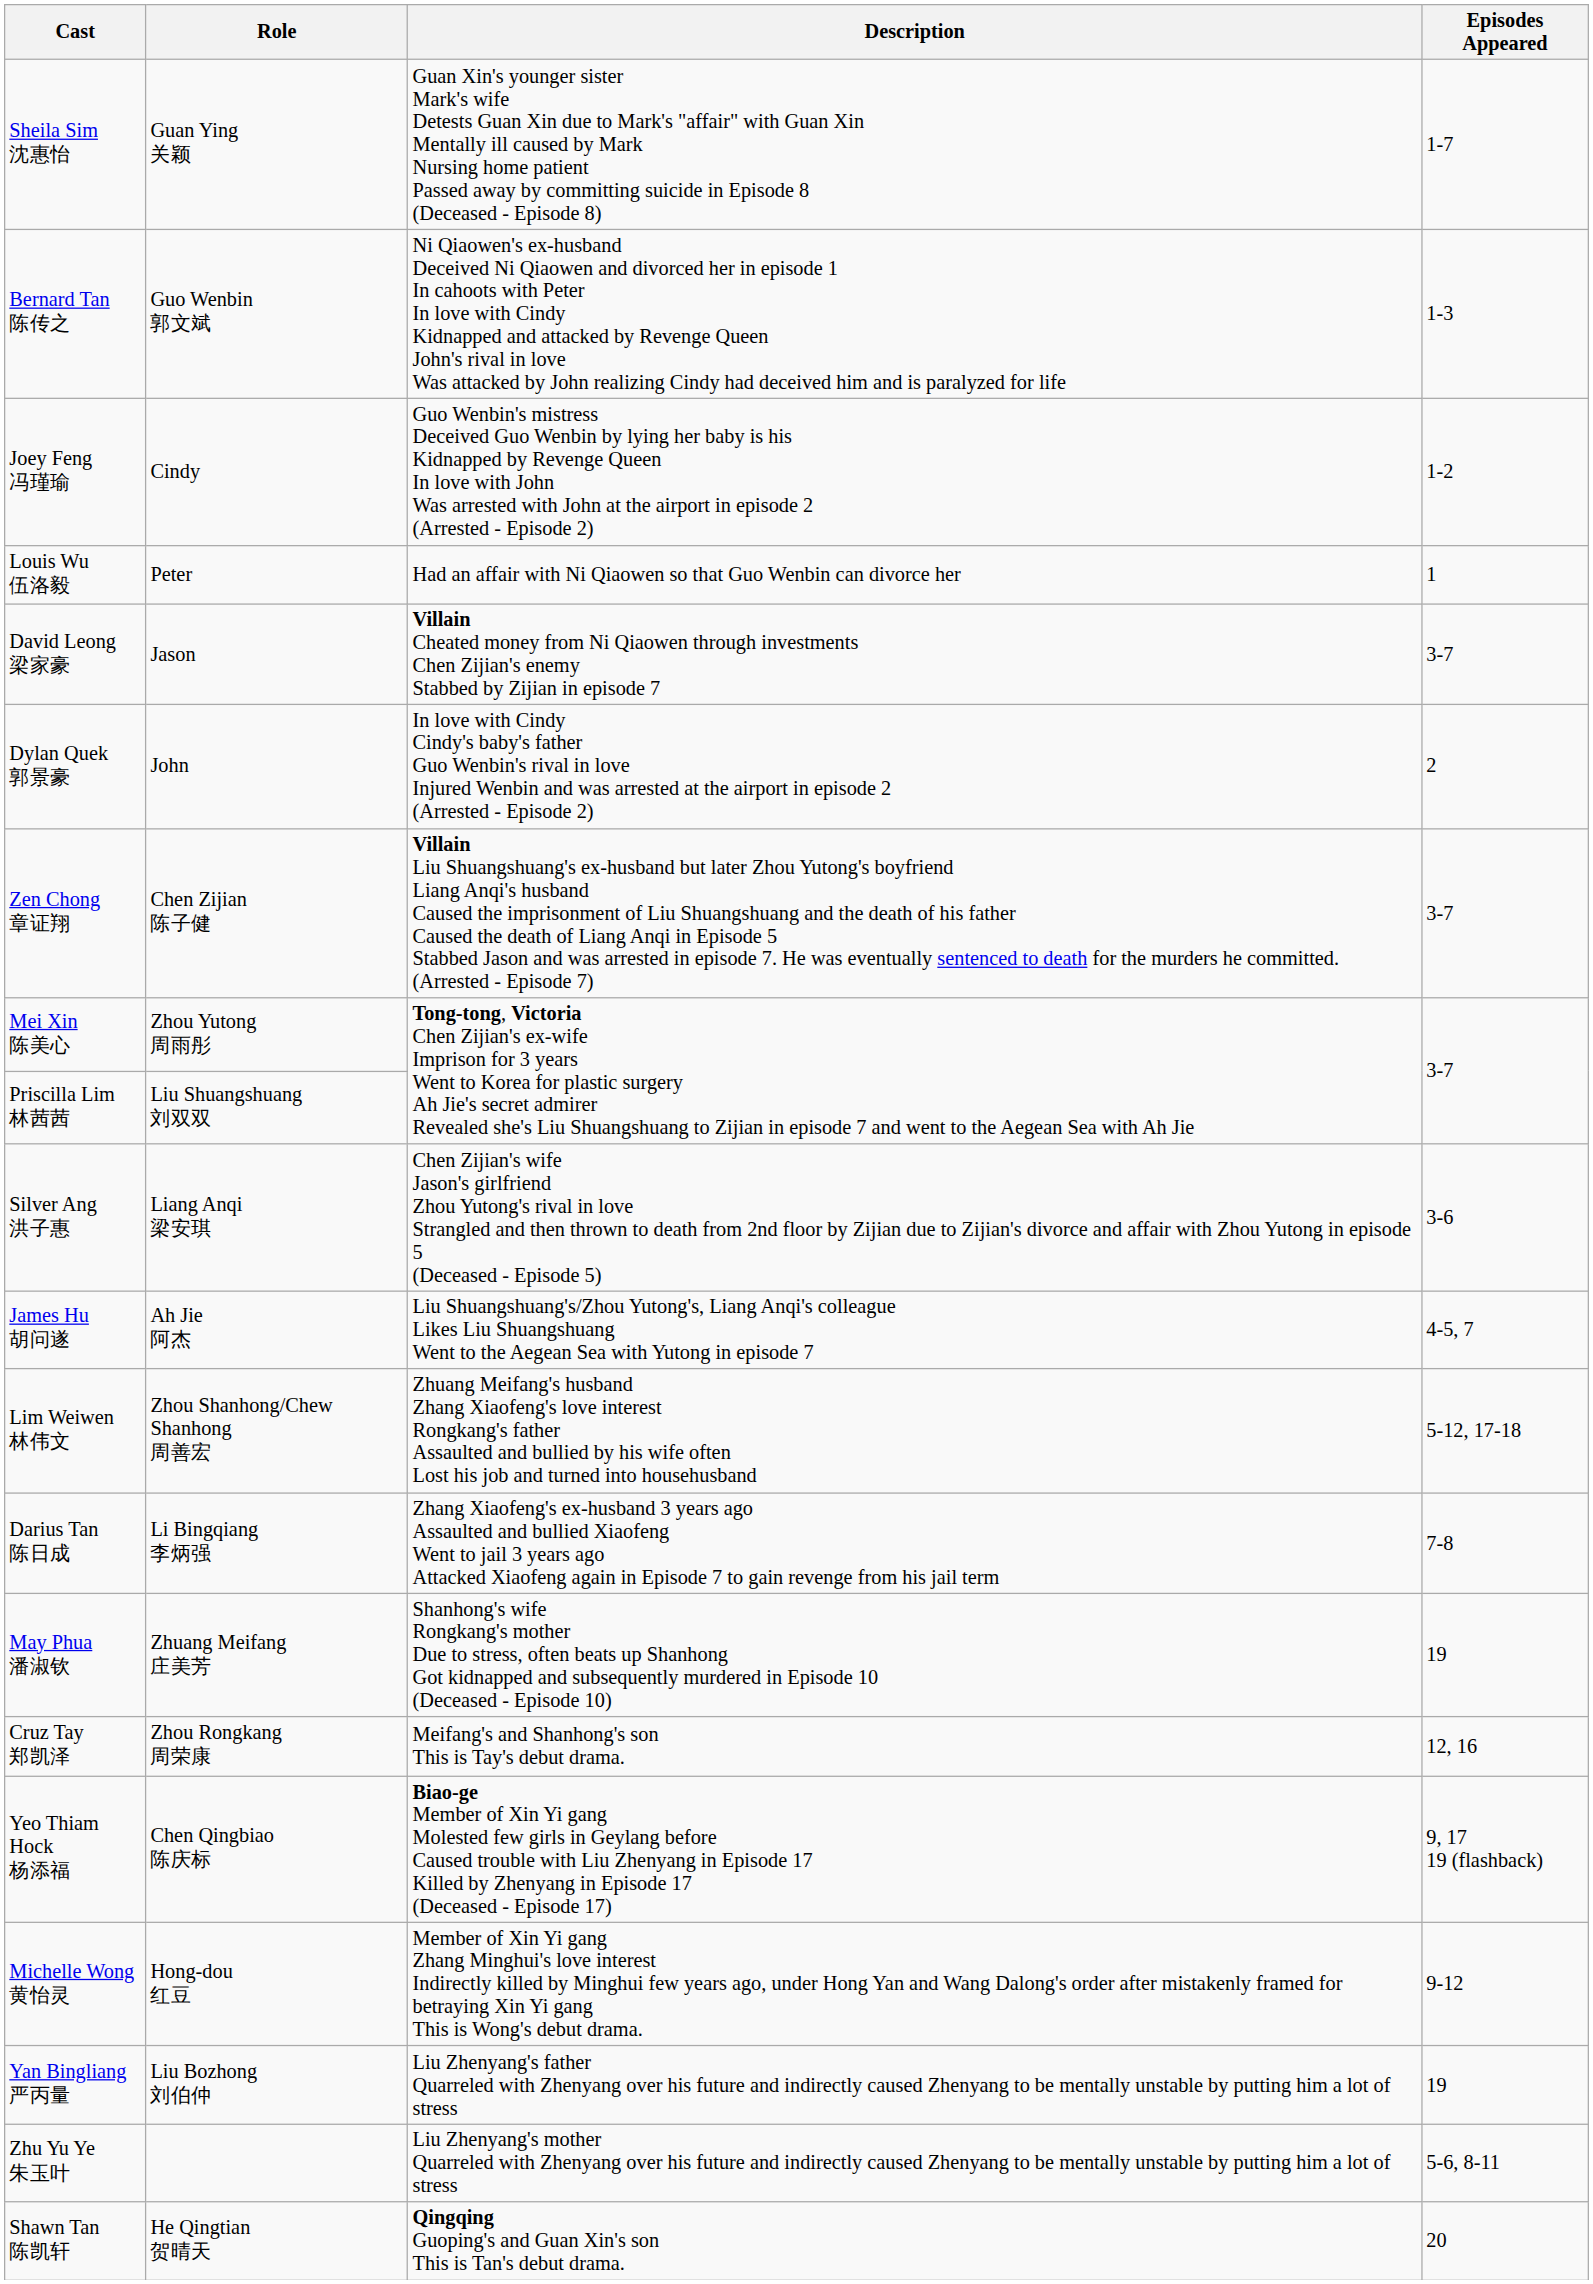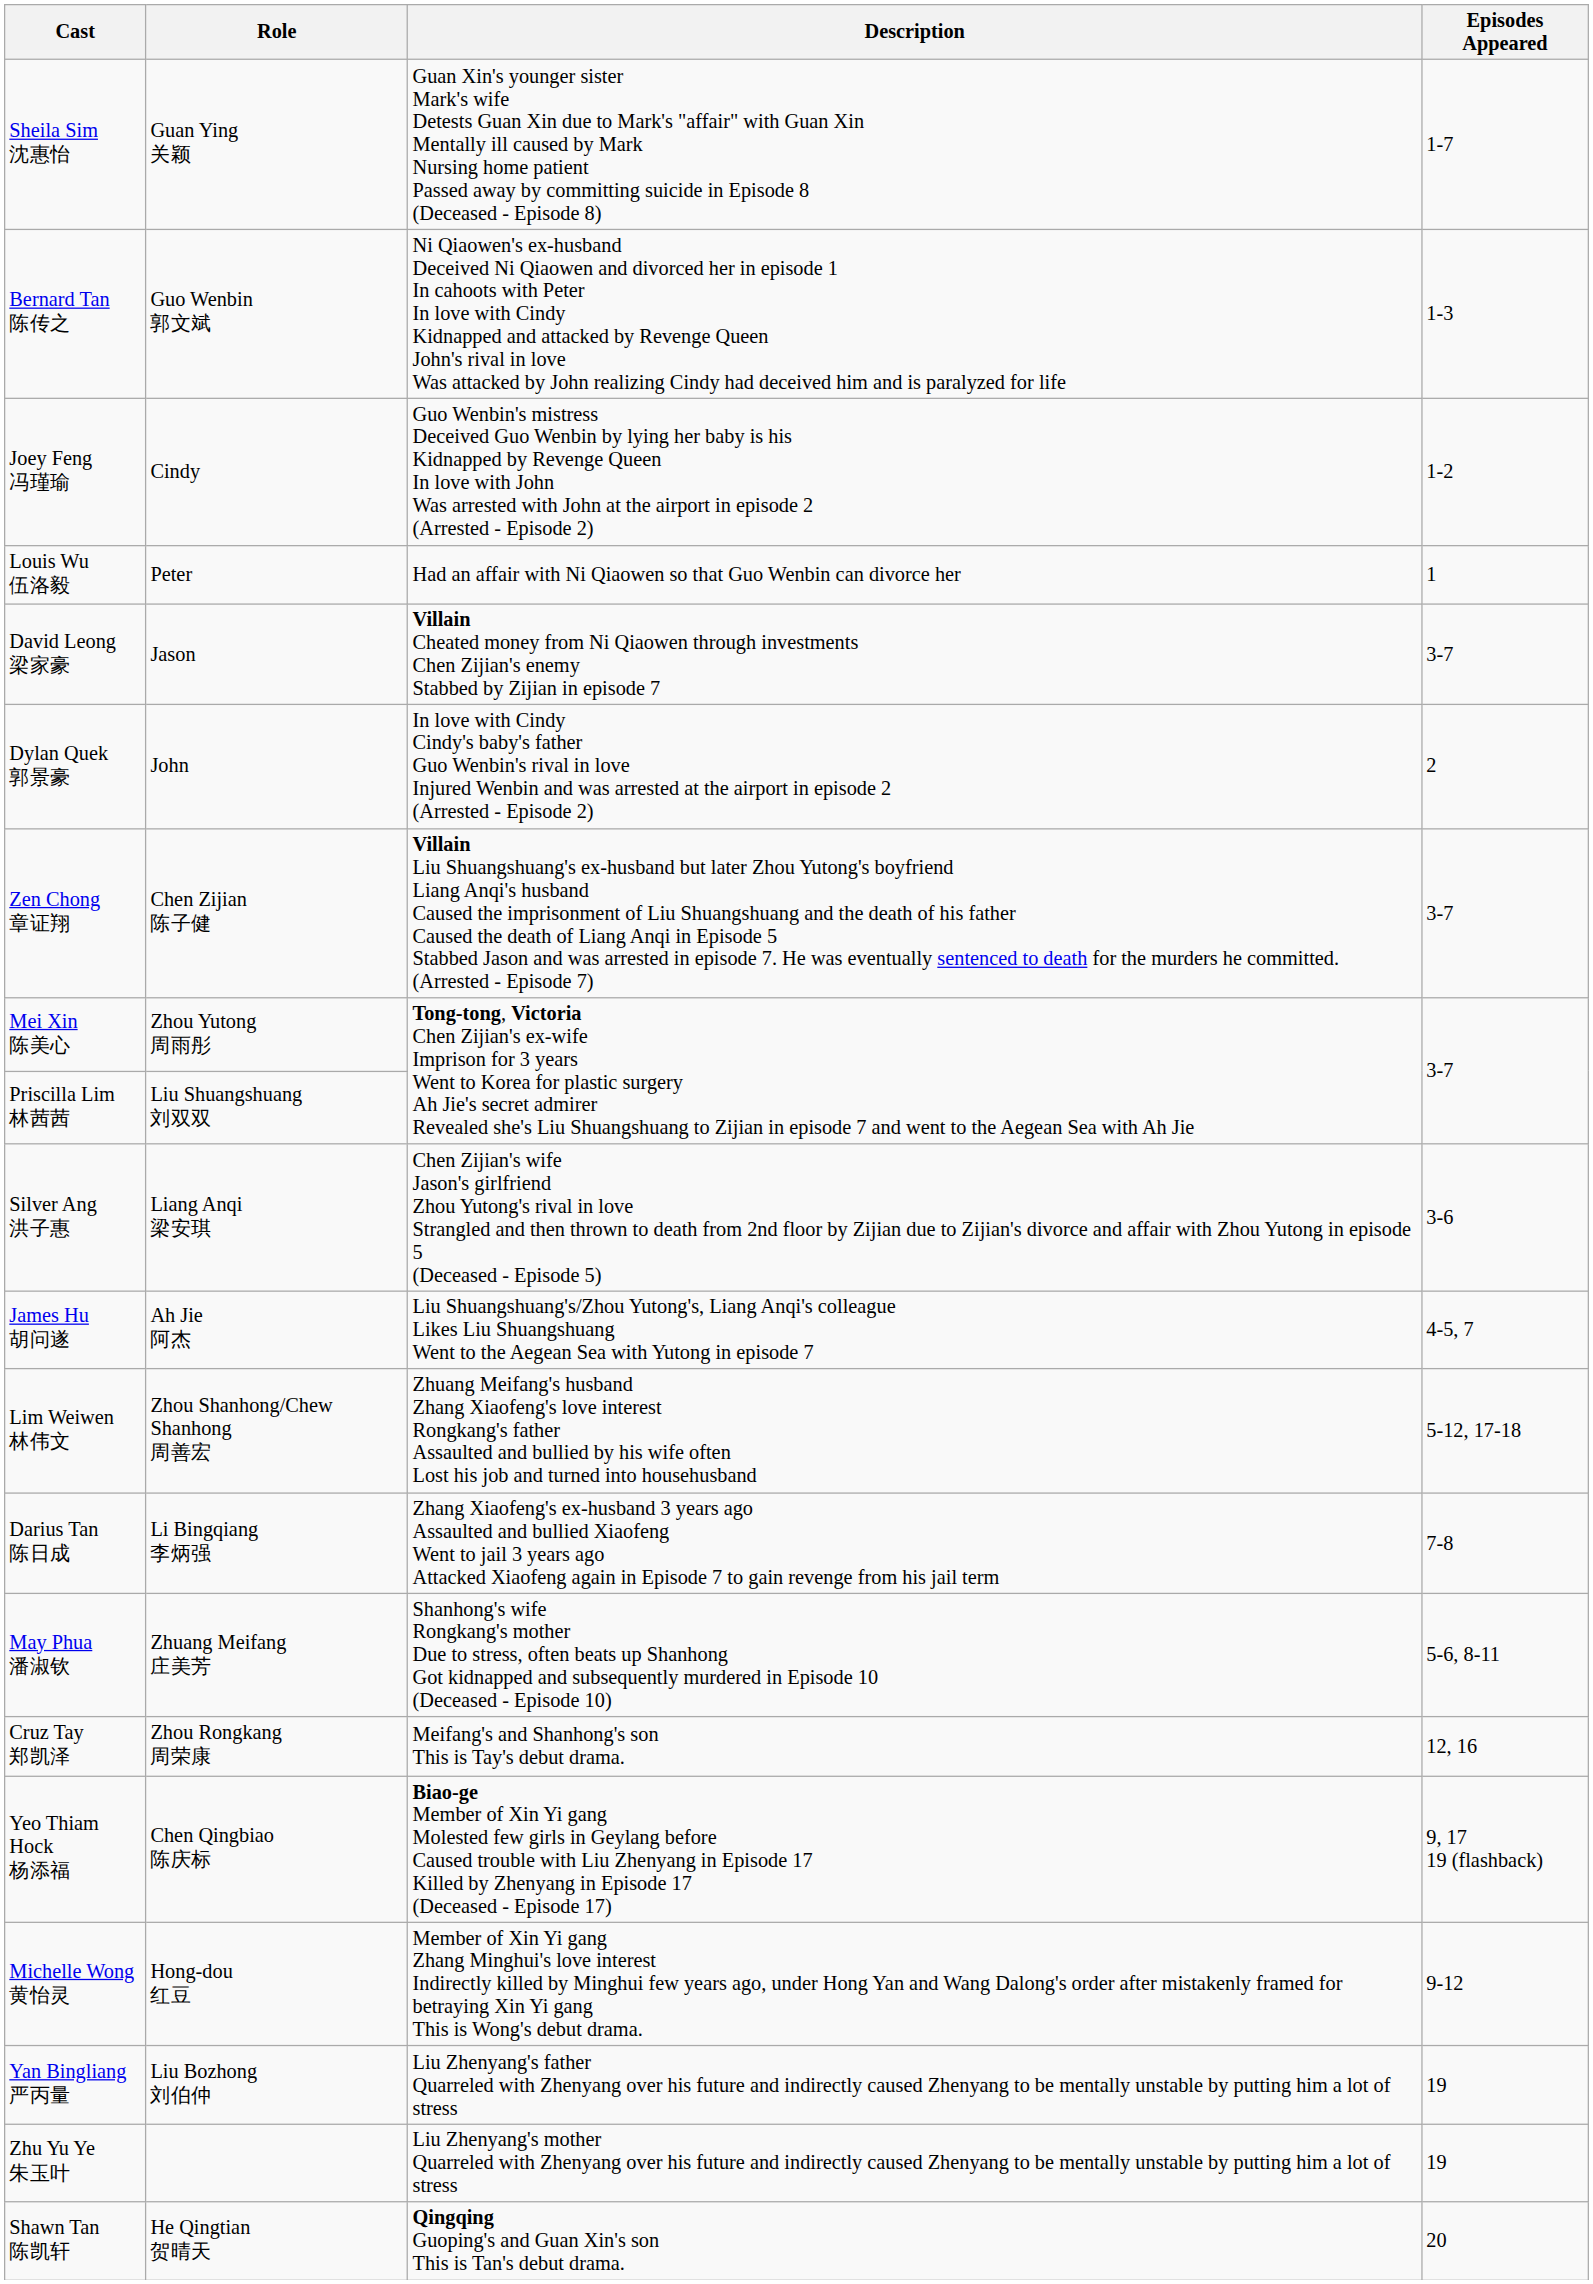(1436, 1654) 19 -> (1463, 1654) 5-6, 8-11
(1463, 2162) 5-6, 8-11 -> (1436, 2162) 19
